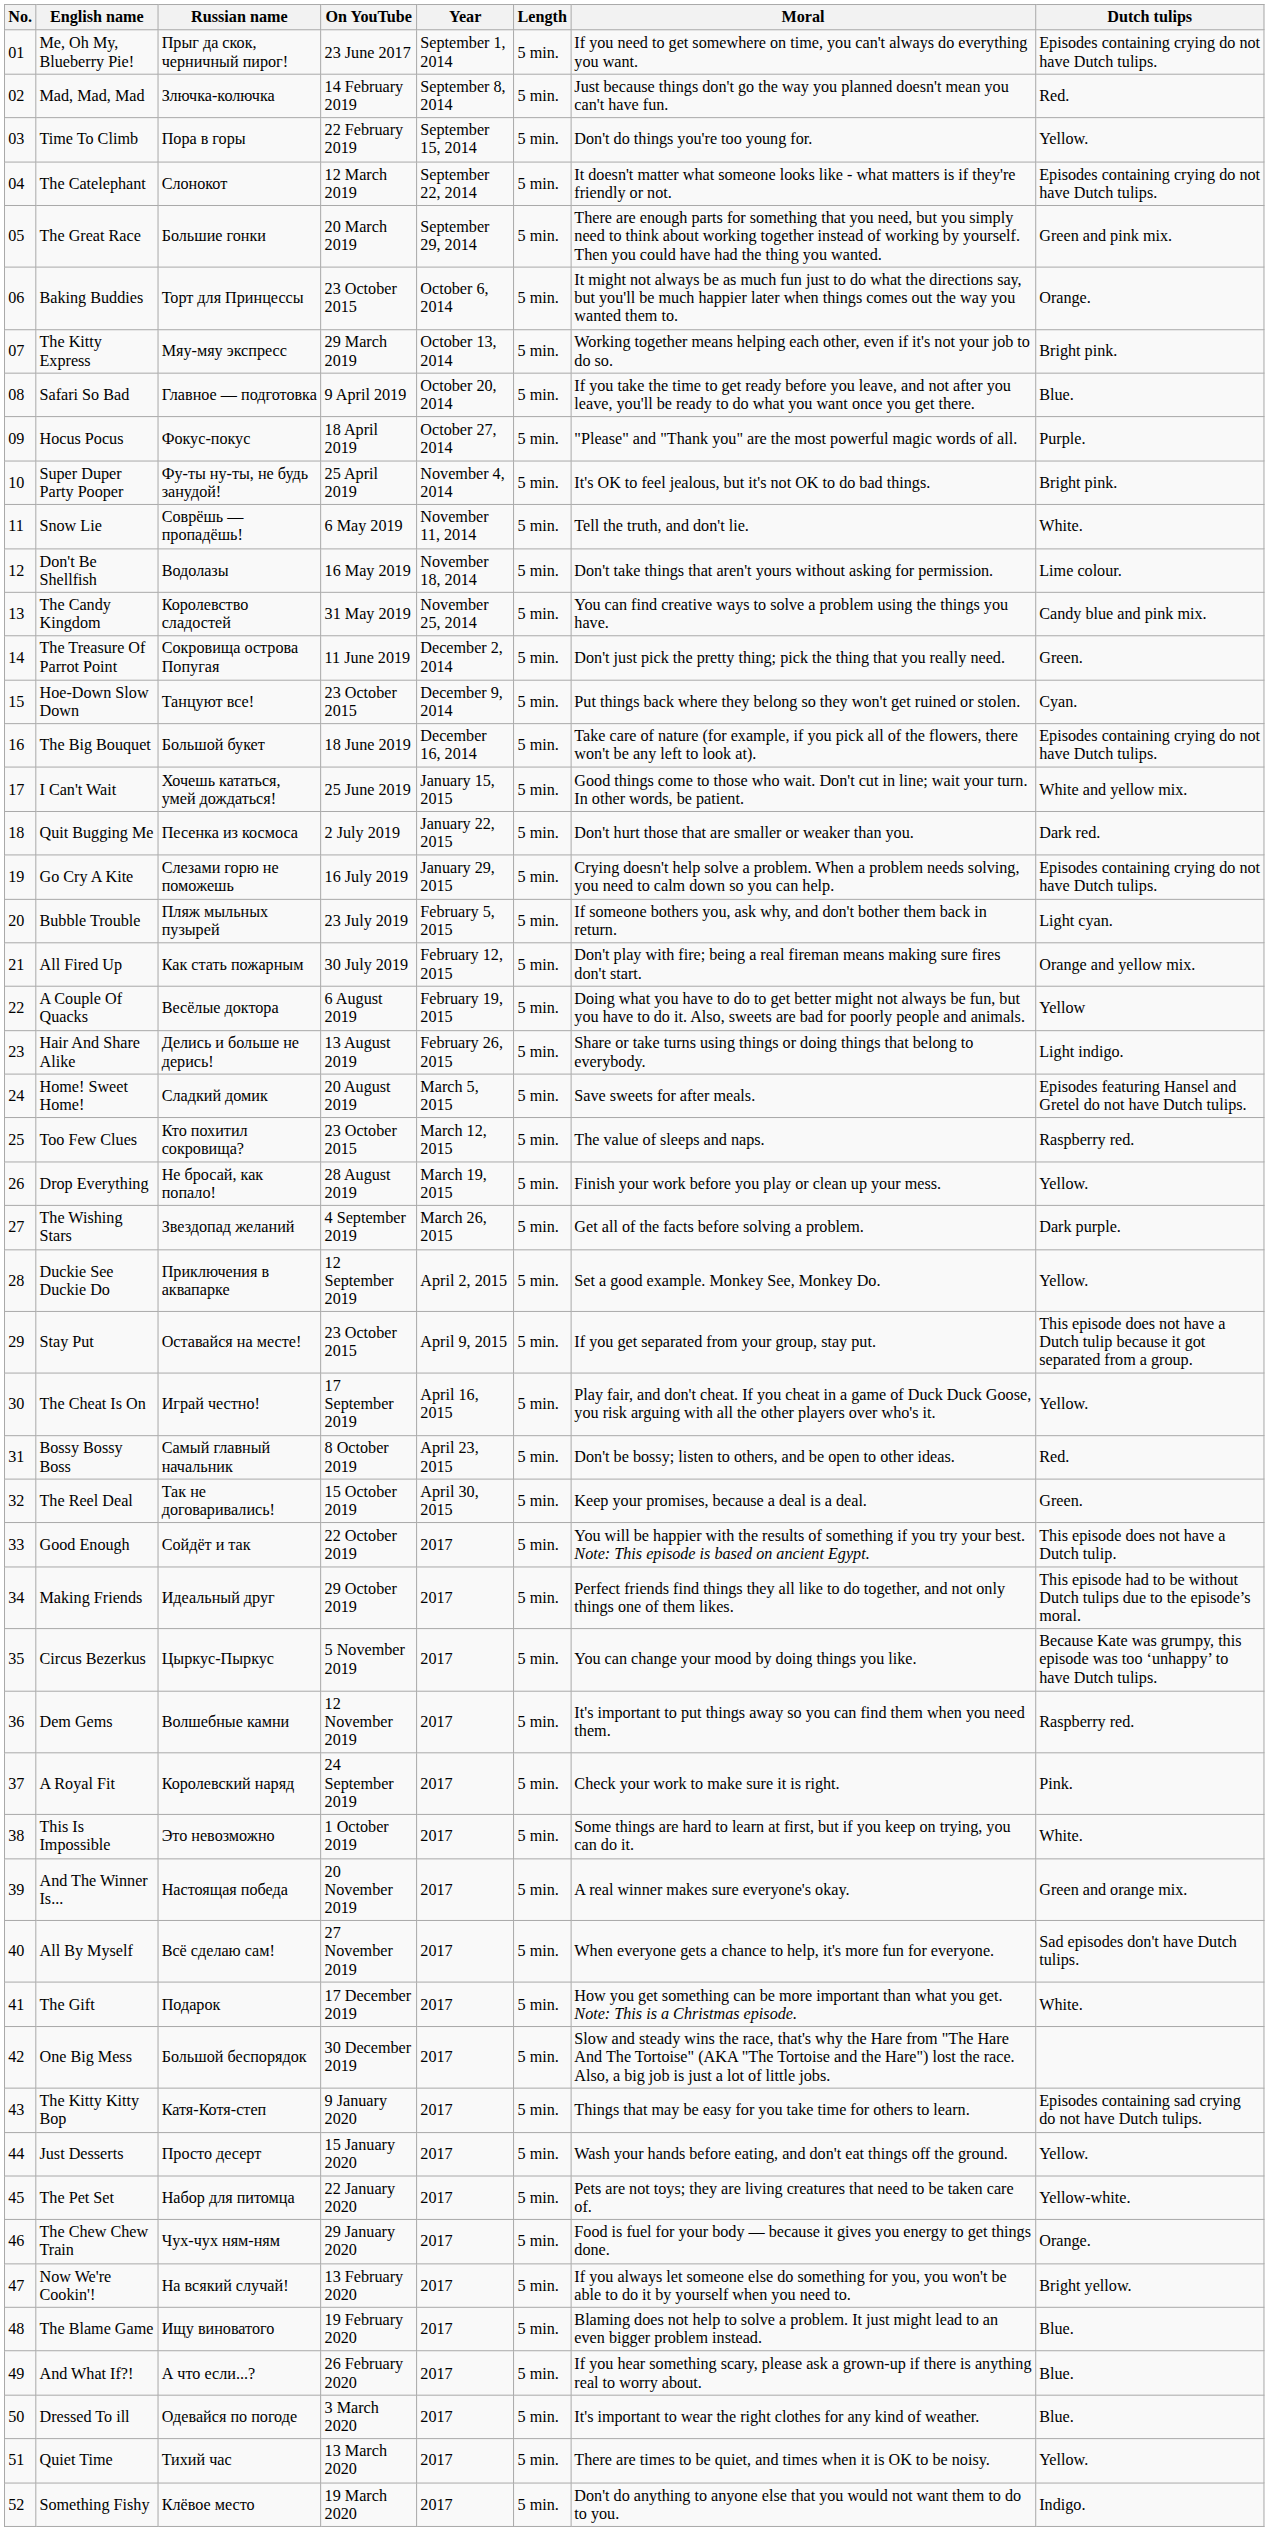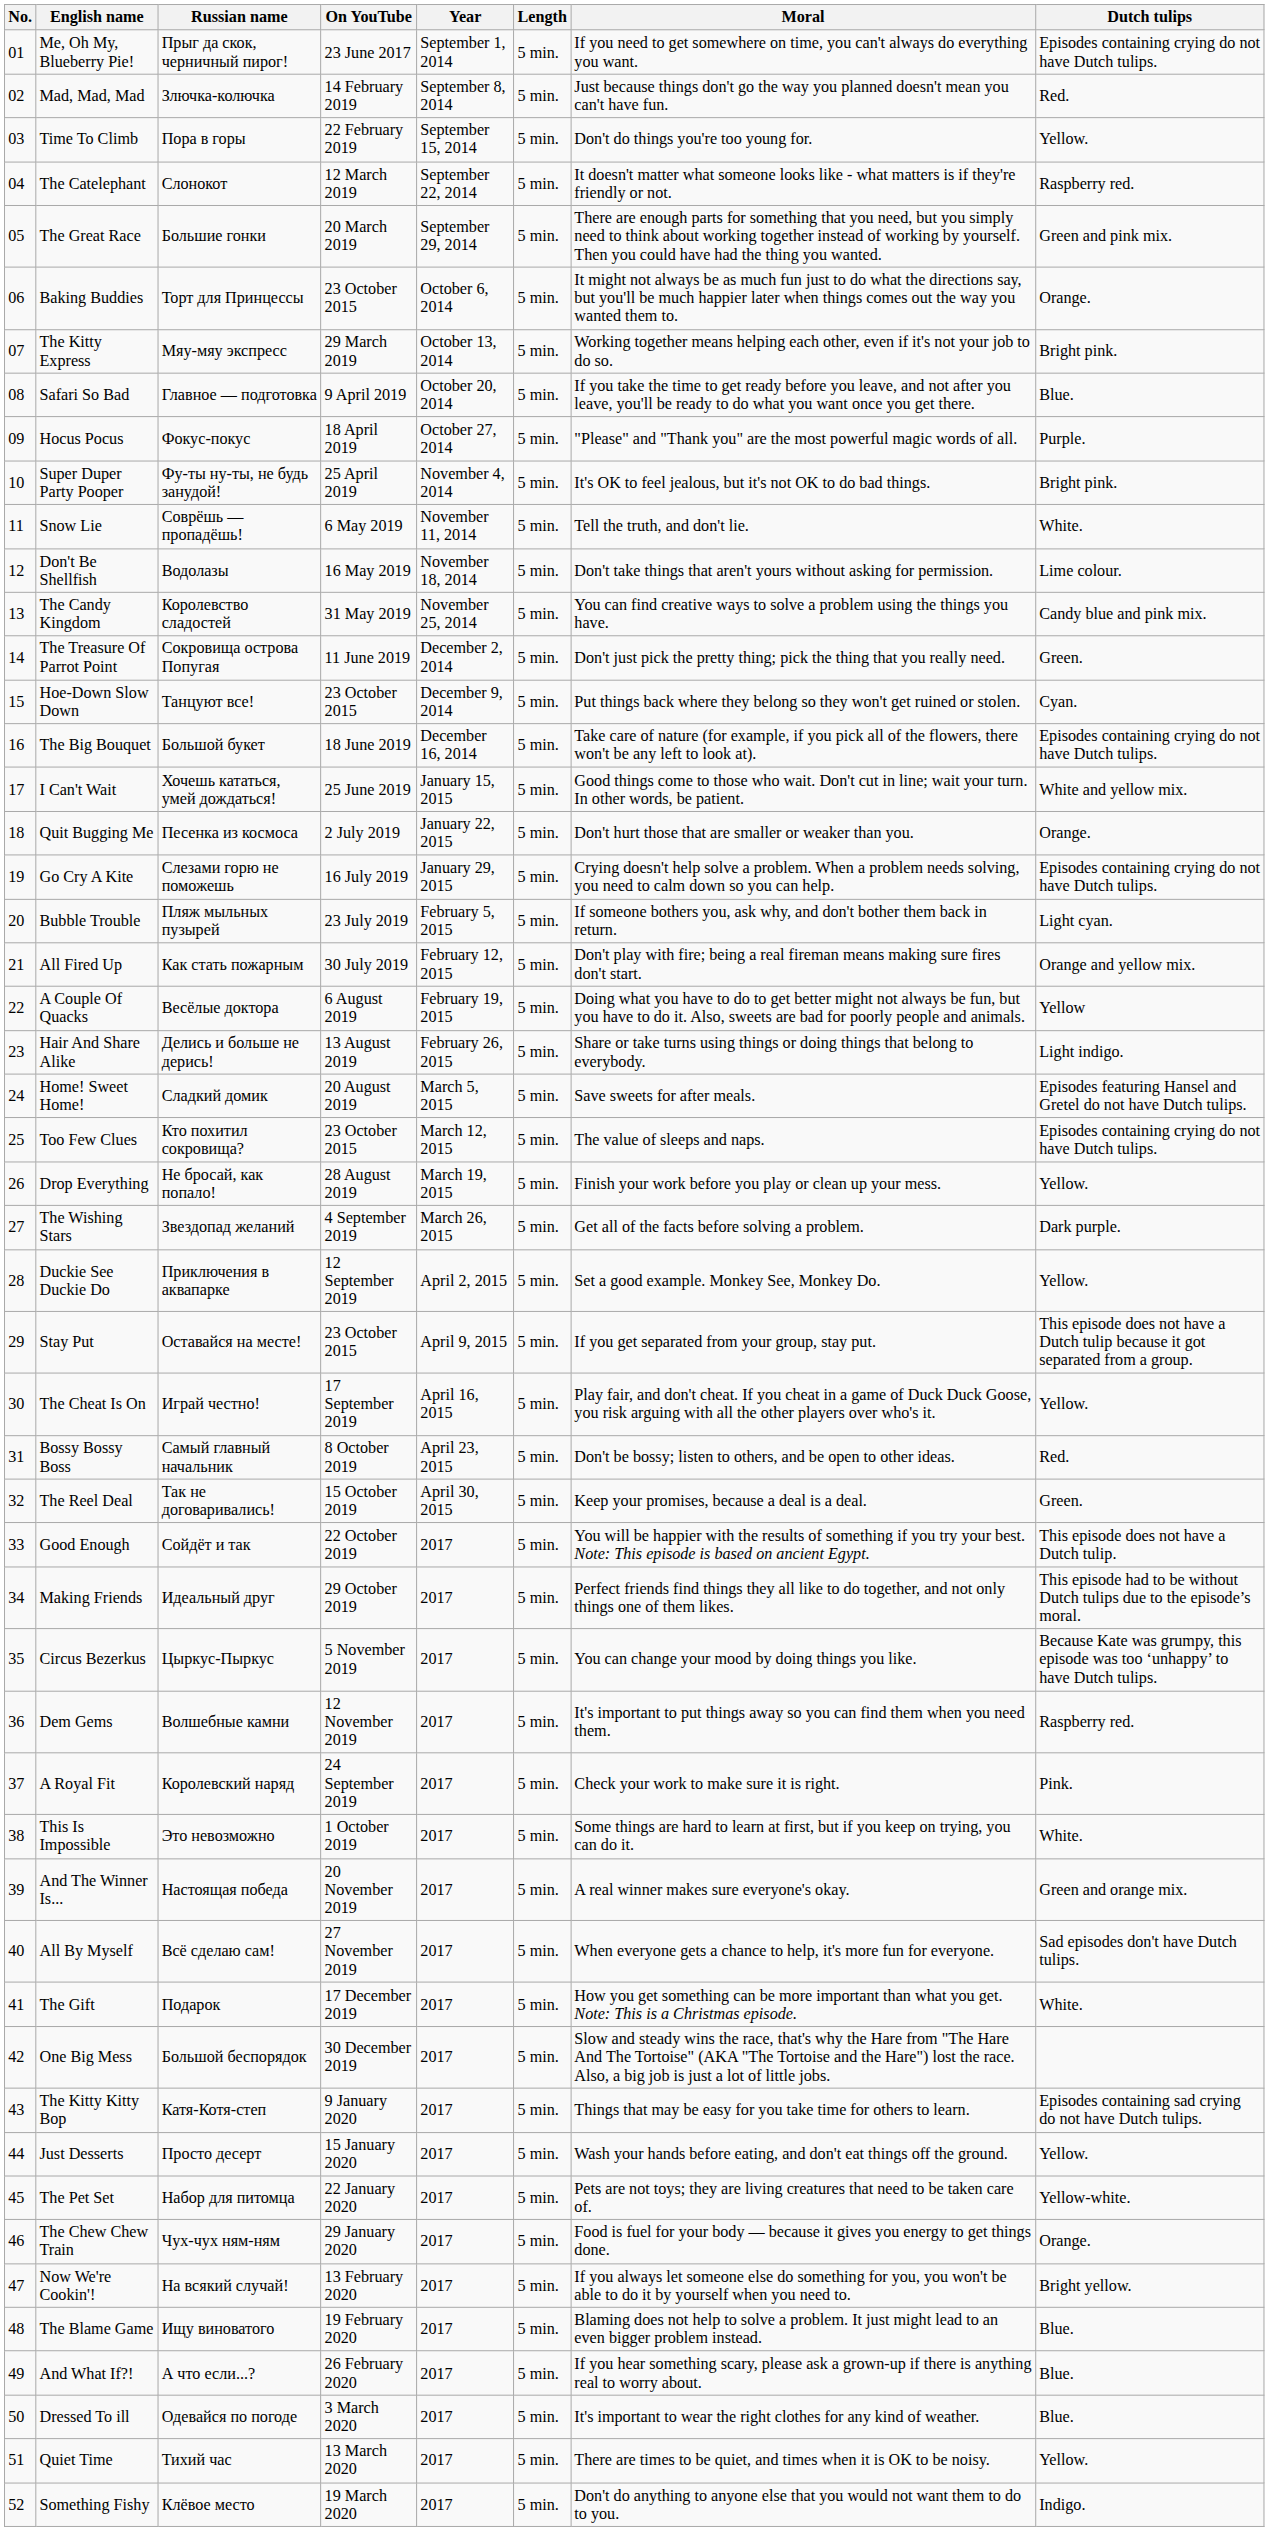(1150, 183) Episodes containing crying do not have Dutch tulips. -> (1087, 183) Raspberry red.
(1070, 833) Dark red. -> (1065, 833) Orange.
(1087, 1139) Raspberry red. -> (1150, 1139) Episodes containing crying do not have Dutch tulips.
